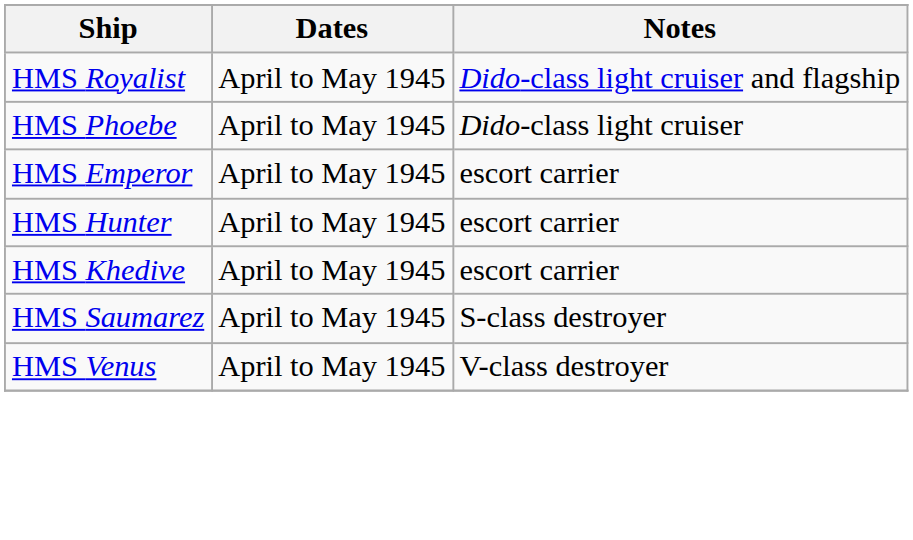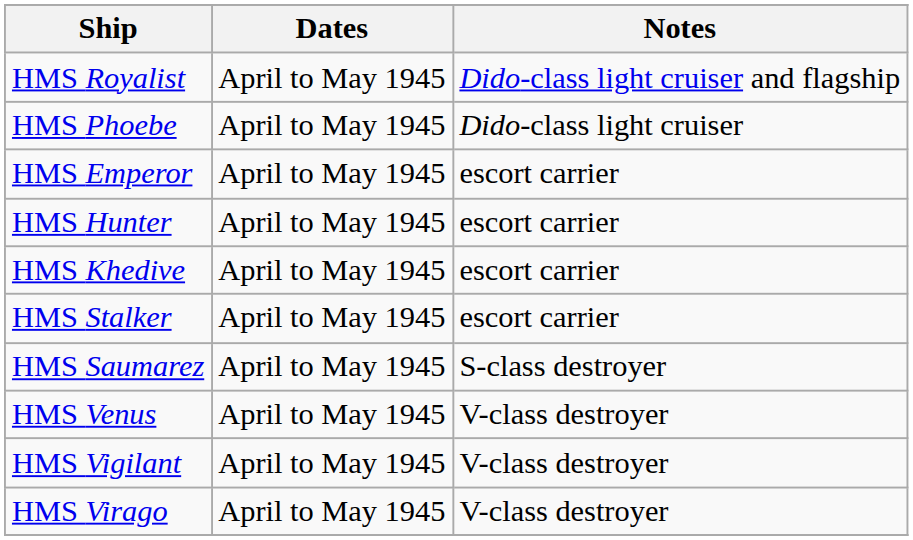+ row: (92, 317)
+ row: (97, 462)
+ row: (90, 510)
